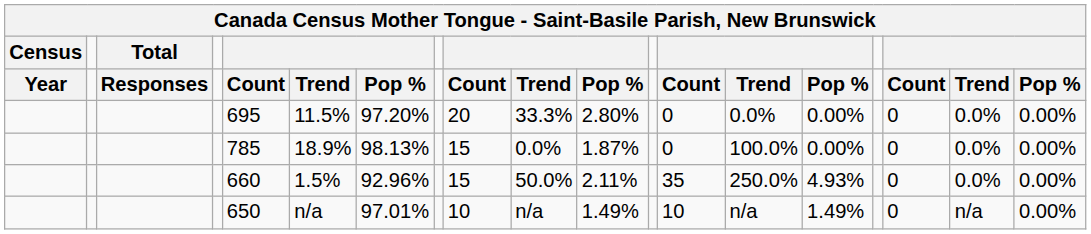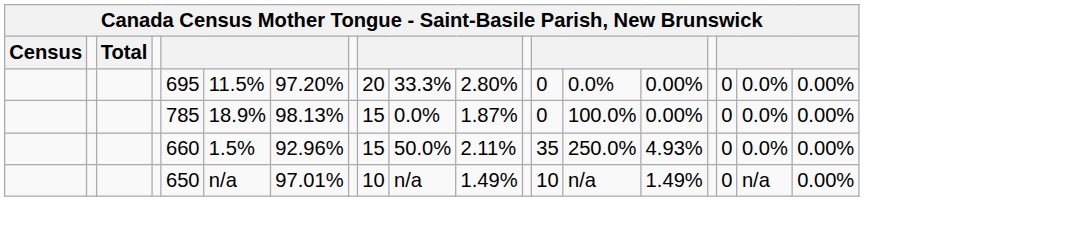- row: (46, 84)
